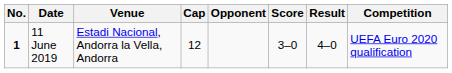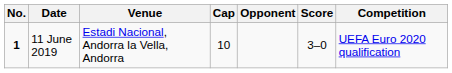- column: (327, 13)
(194, 45) 12 -> (224, 45) 10
